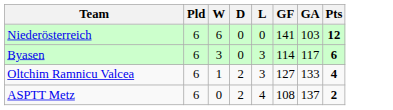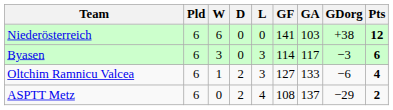+ column: (344, 14)
